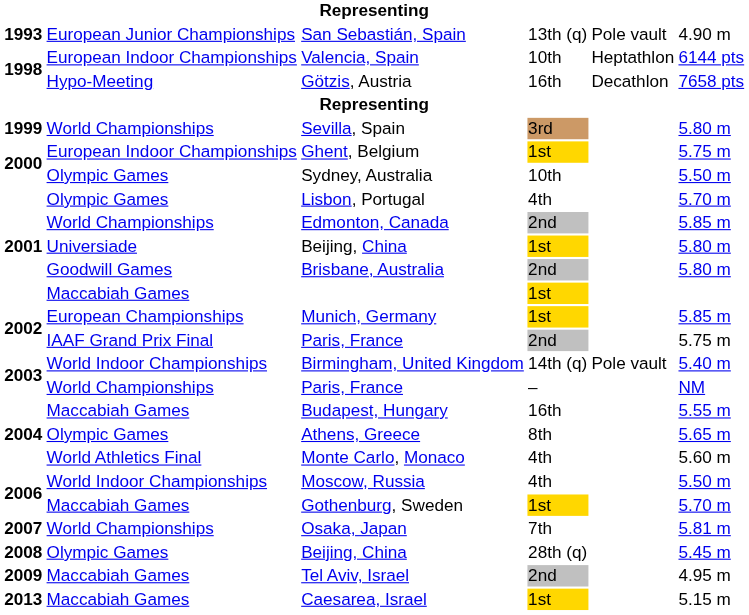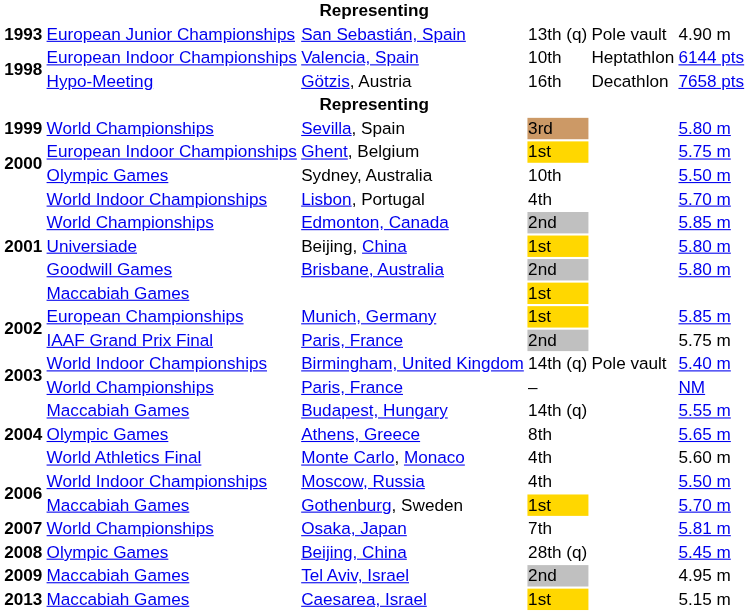(107, 199) Olympic Games -> (157, 199) World Indoor Championships
(545, 410) 16th -> (558, 410) 14th (q)
